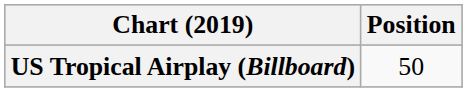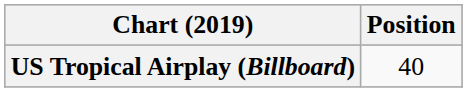(411, 65) 50 -> (411, 65) 40
